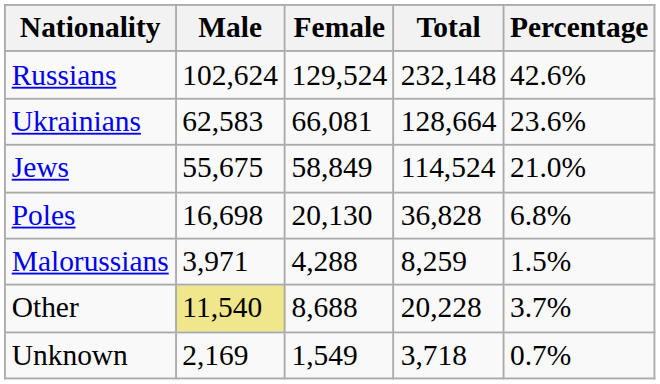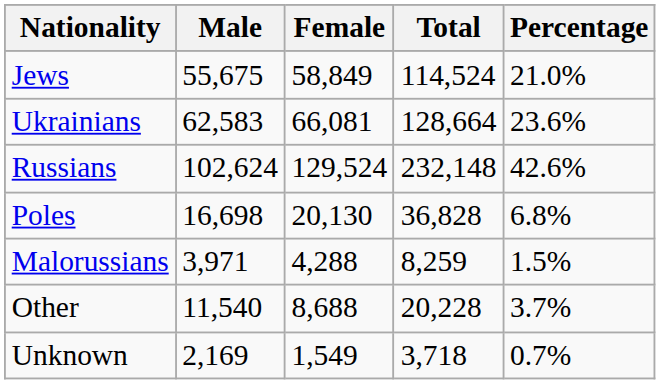rows swapped: (64, 74) <-> (40, 167)
(222, 307) khaki background -> (222, 307) no background
